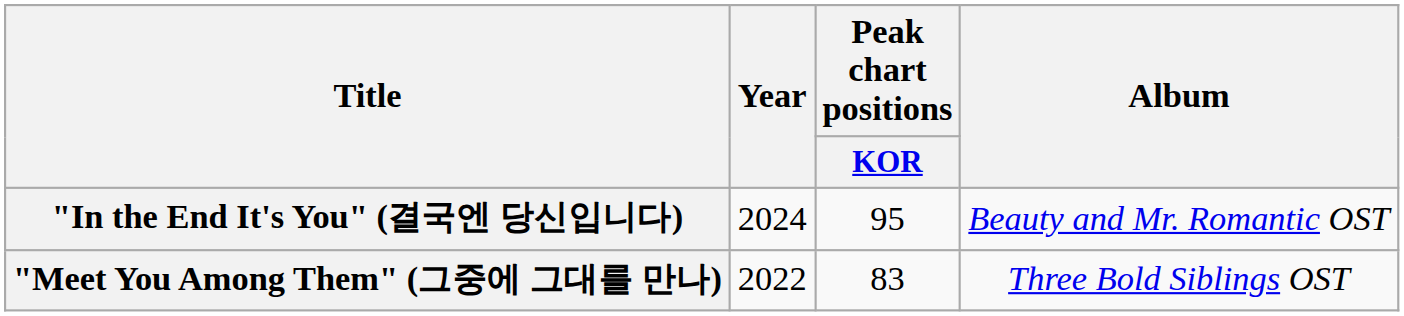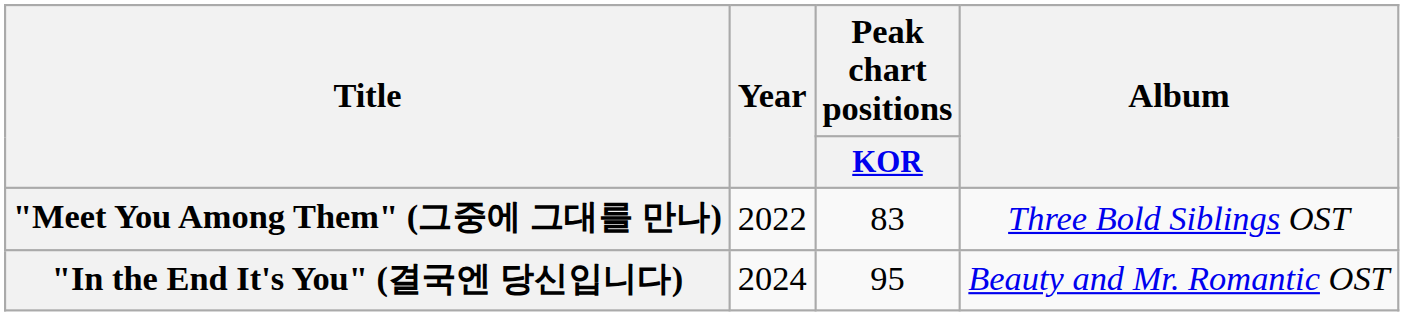rows swapped: (367, 277) <-> (367, 216)
